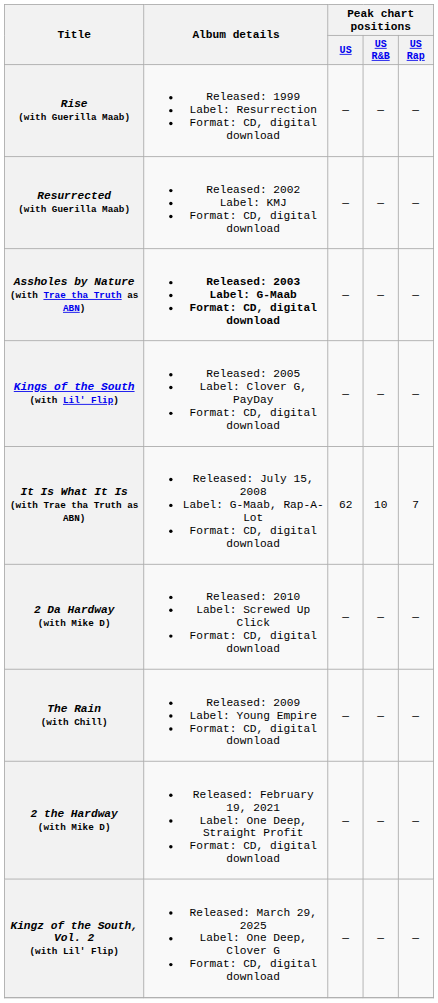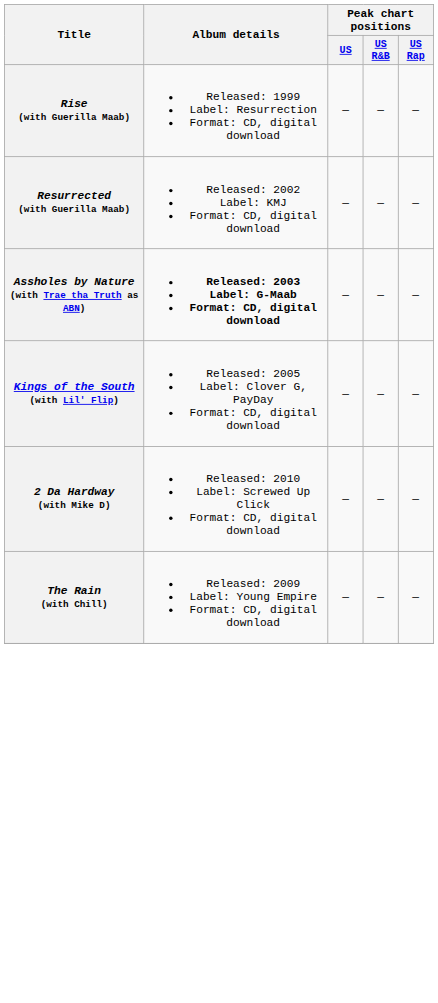- row: (74, 505)
- row: (74, 820)
- row: (74, 938)
